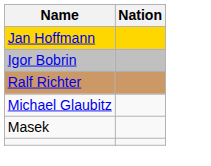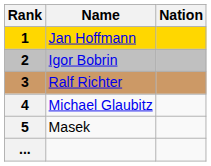+ column: (25, 15)
